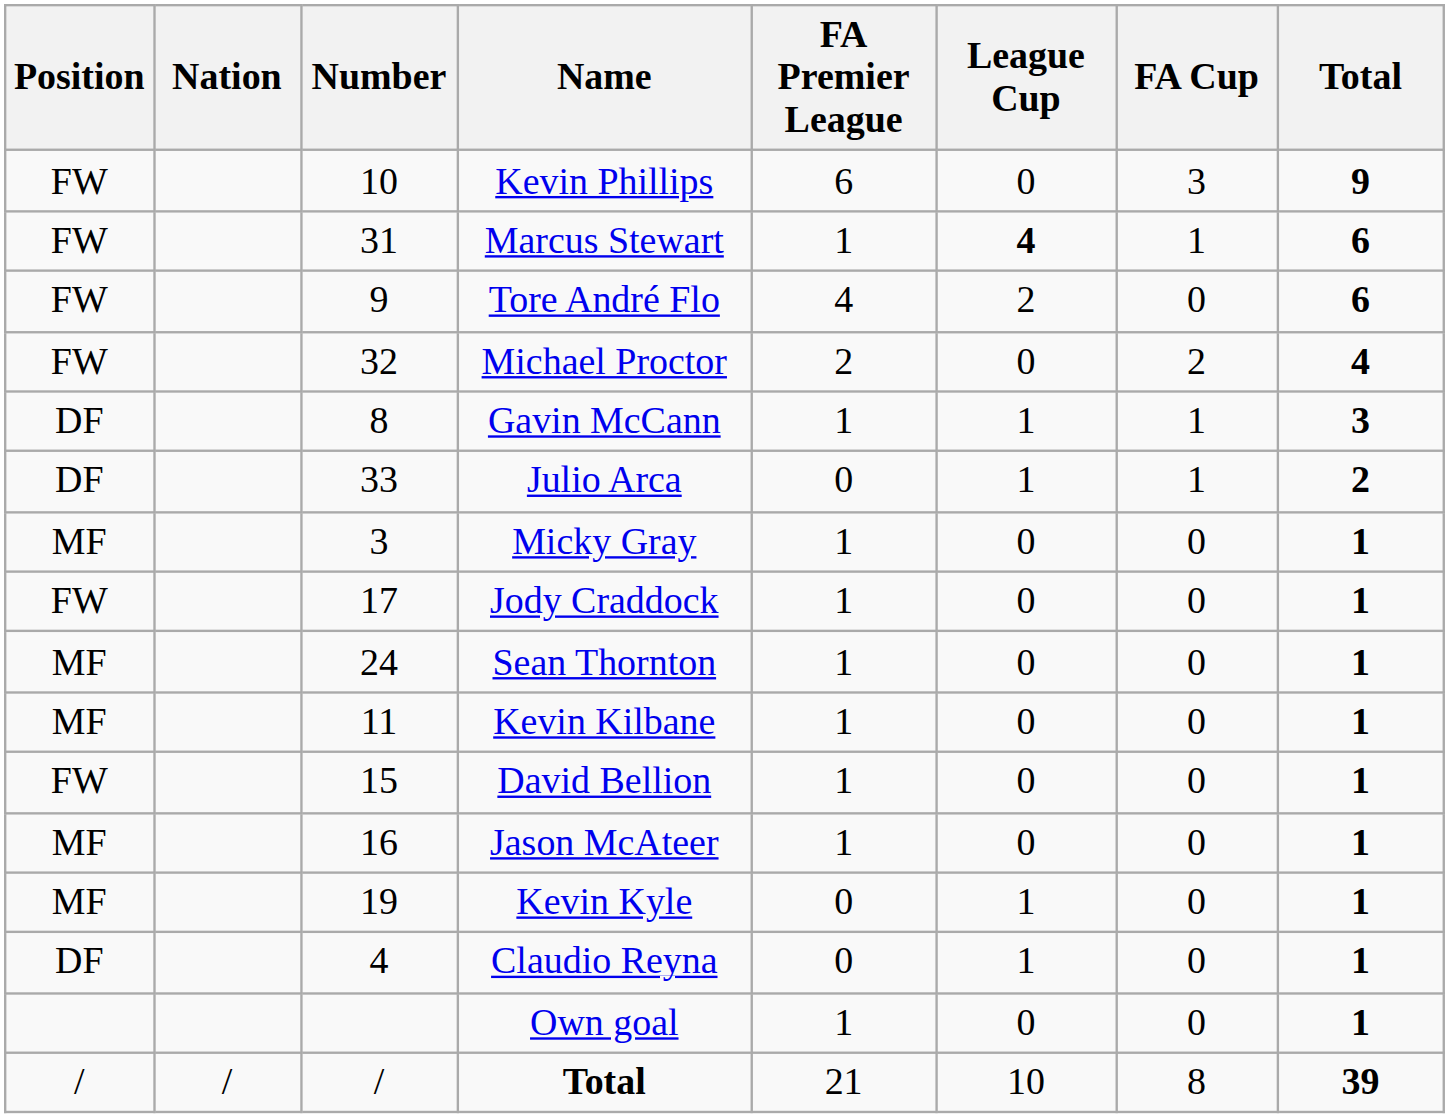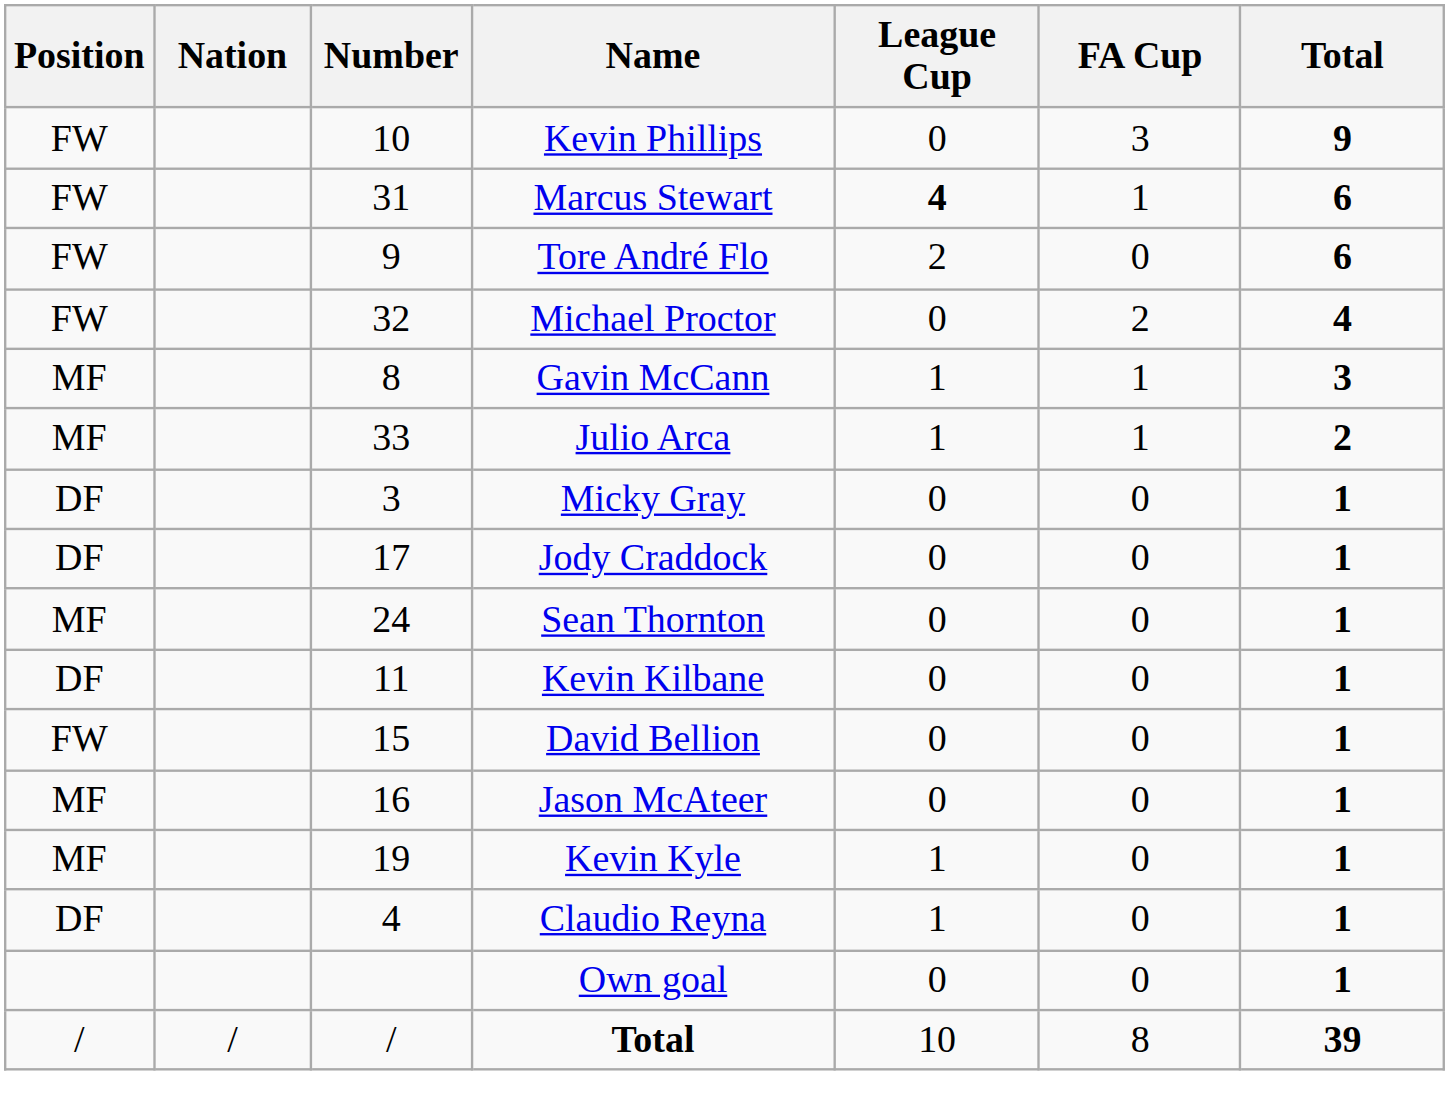- column: (844, 77)
(79, 420) DF -> (79, 377) MF
(79, 480) DF -> (79, 438) MF
(79, 540) MF -> (79, 498) DF
(79, 600) FW -> (79, 558) DF
(79, 721) MF -> (79, 678) DF
